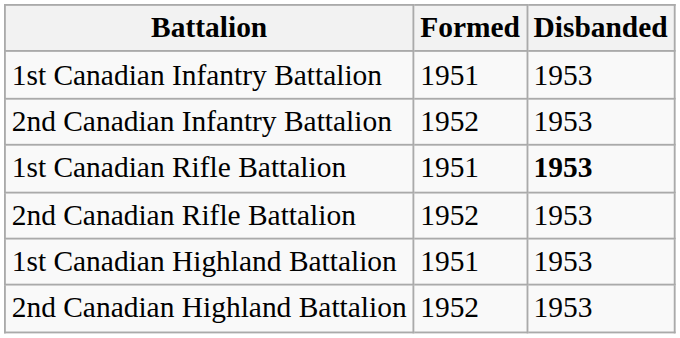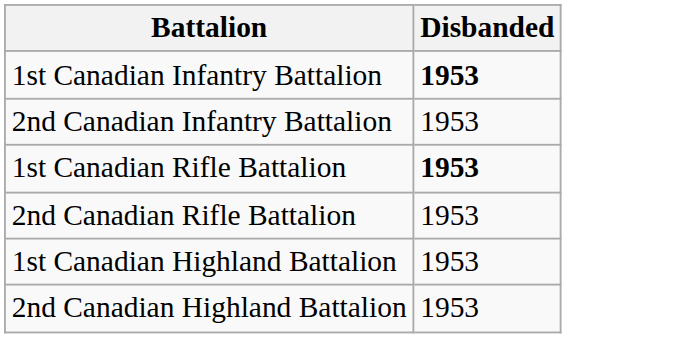- column: (470, 27)
(563, 74) normal -> (450, 74) bold
